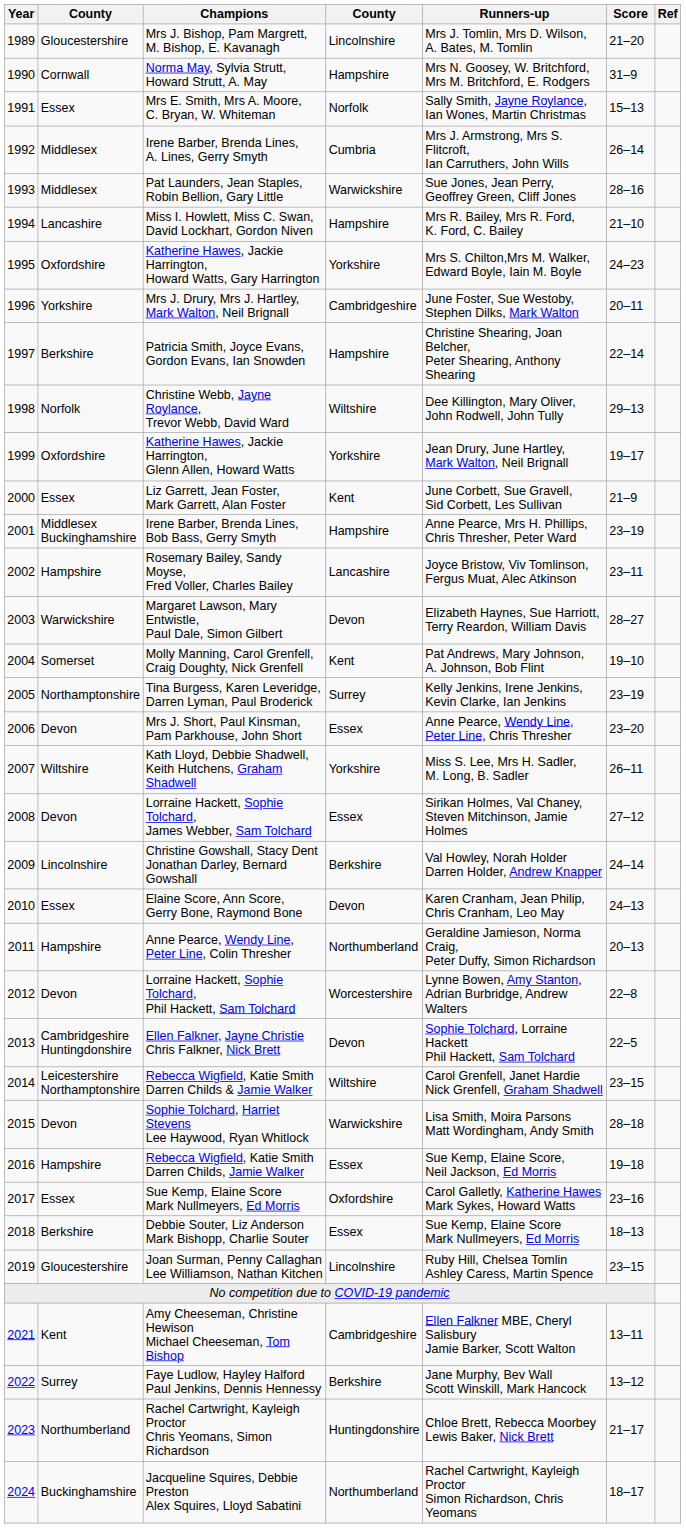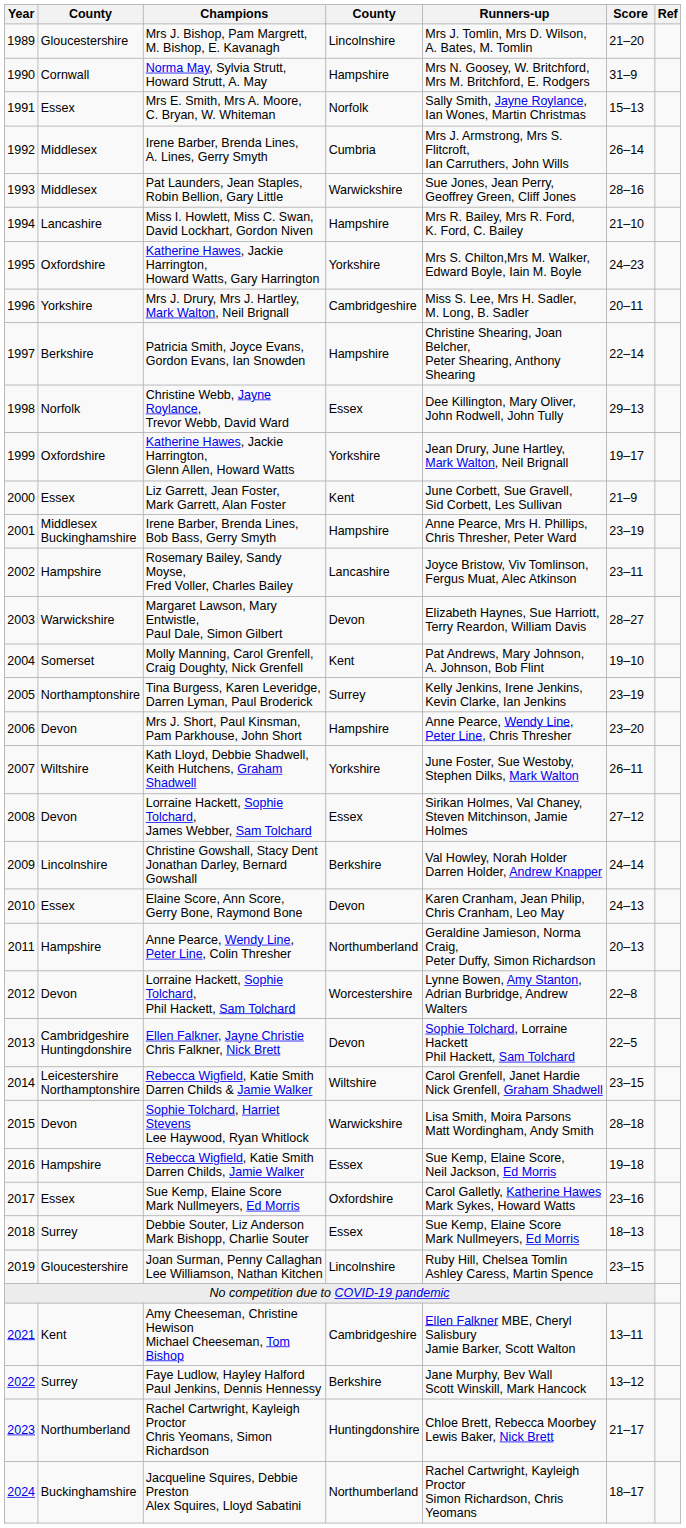(502, 306) June Foster, Sue Westoby, Stephen Dilks, Mark Walton -> (501, 306) Miss S. Lee, Mrs H. Sadler, M. Long, B. Sadler
(353, 408) Wiltshire -> (346, 408) Essex
(346, 728) Essex -> (359, 728) Hampshire
(501, 769) Miss S. Lee, Mrs H. Sadler, M. Long, B. Sadler -> (502, 769) June Foster, Sue Westoby, Stephen Dilks, Mark Walton
(67, 1232) Berkshire -> (59, 1232) Surrey
